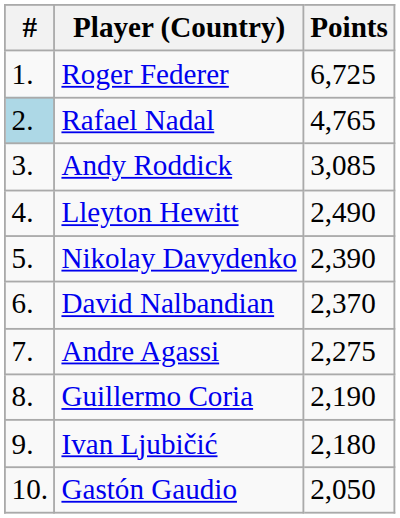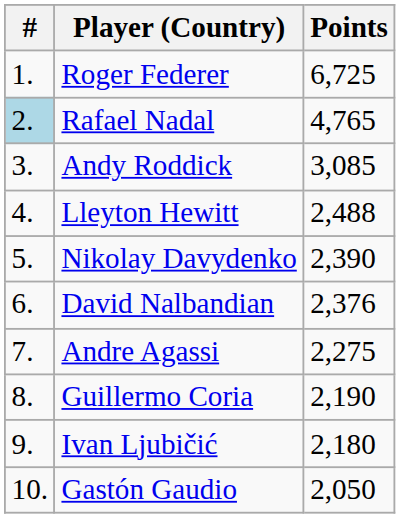(343, 212) 2,490 -> (343, 212) 2,488
(343, 304) 2,370 -> (343, 304) 2,376
